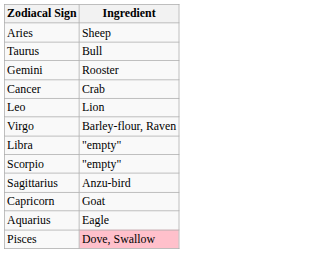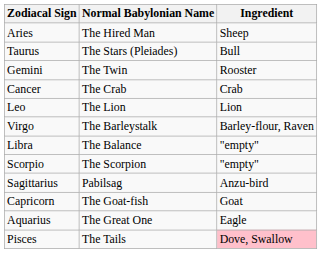+ column: (148, 13)
